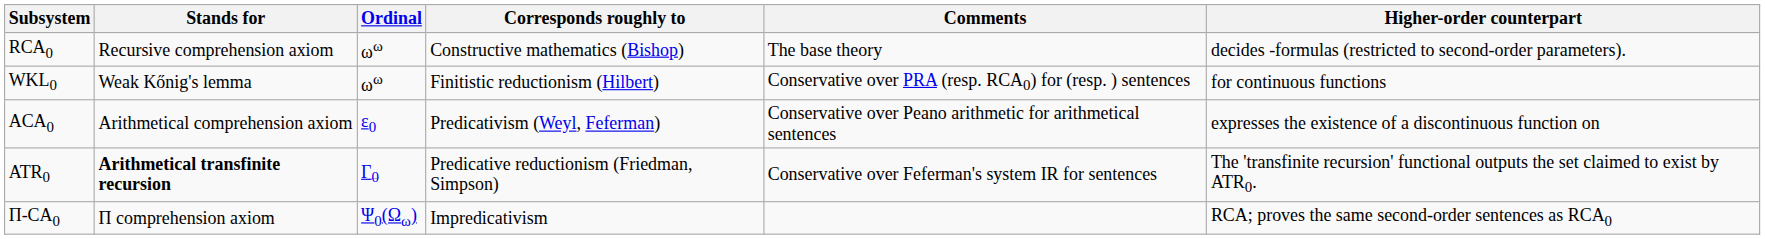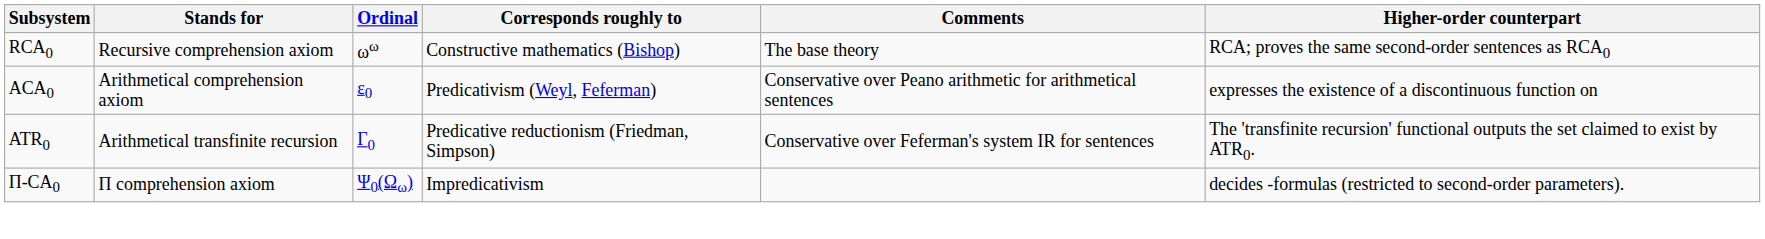(1418, 49) decides -formulas (restricted to second-order parameters). -> (1410, 49) RCA; proves the same second-order sentences as RCA0
- row: (33, 82)
(189, 174) bold -> (218, 141) normal
(1411, 217) RCA; proves the same second-order sentences as RCA0 -> (1417, 184) decides -formulas (restricted to second-order parameters).
